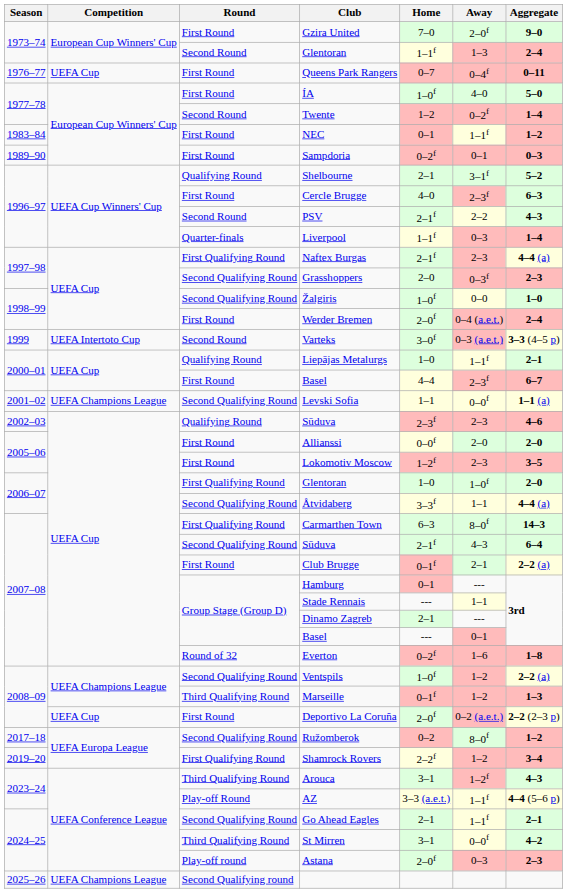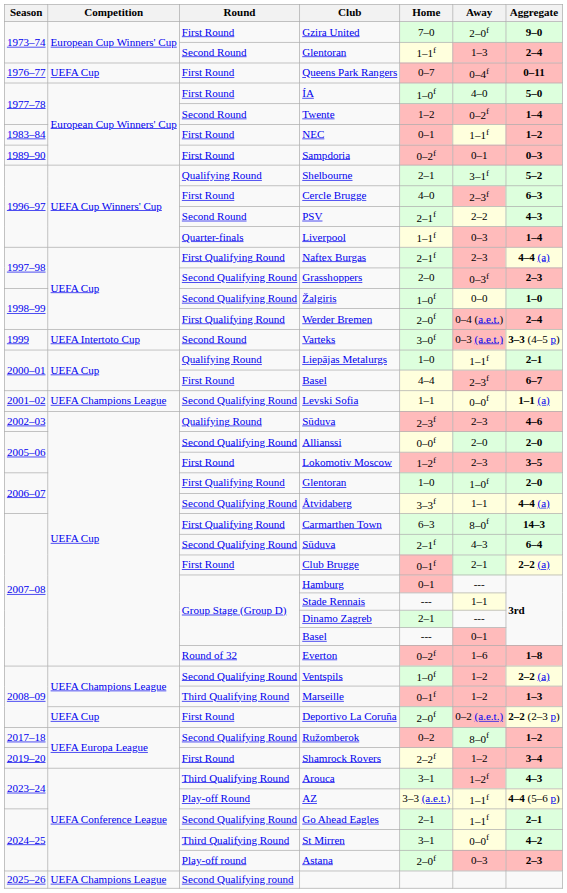(208, 319) First Round -> (233, 319) First Qualifying Round
(208, 442) First Round -> (239, 442) Second Qualifying Round
(233, 758) First Qualifying Round -> (208, 758) First Round
